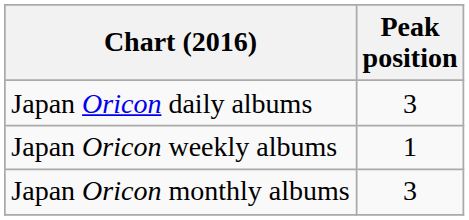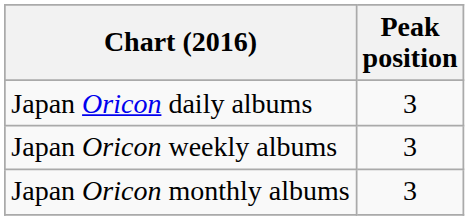(410, 147) 1 -> (410, 147) 3
